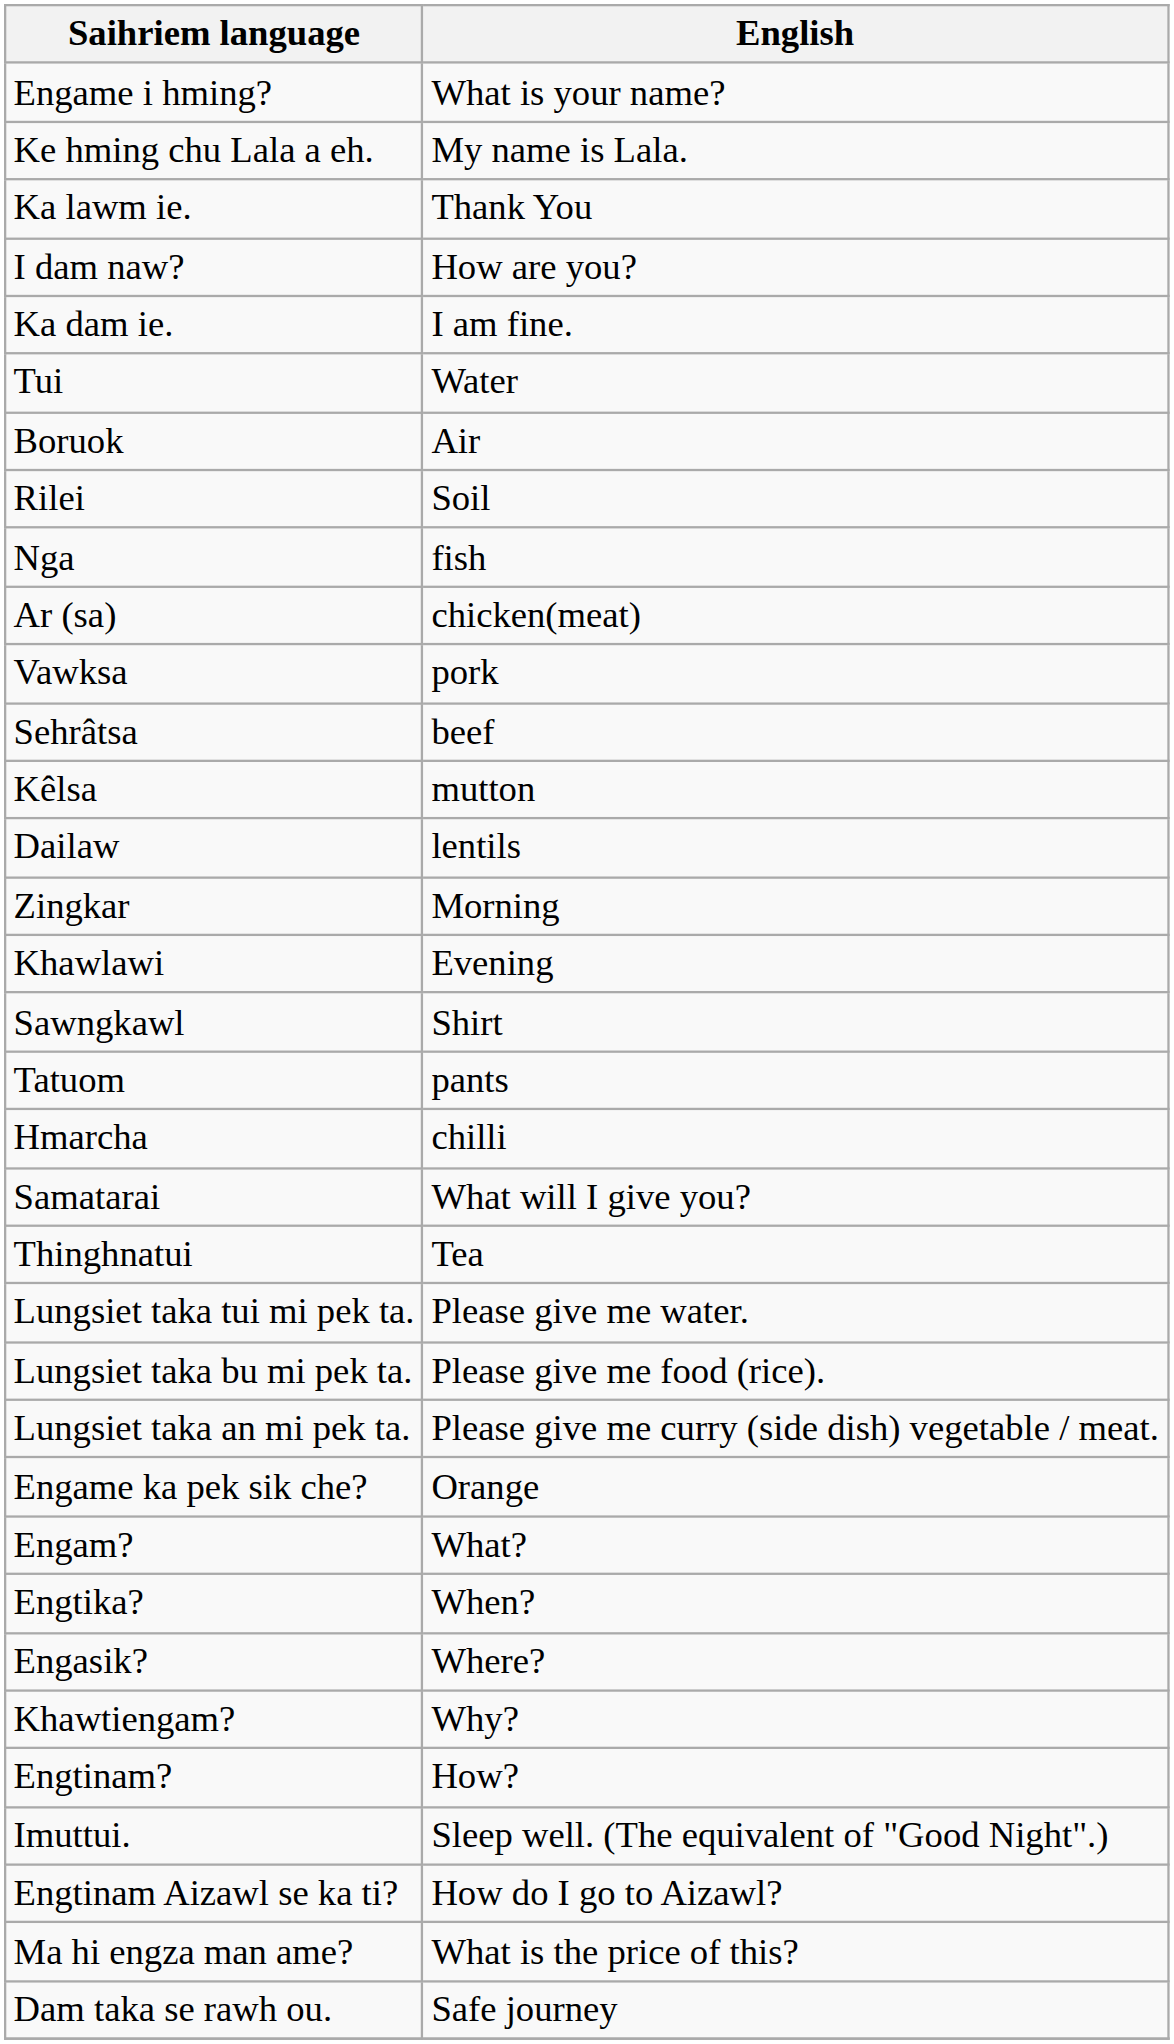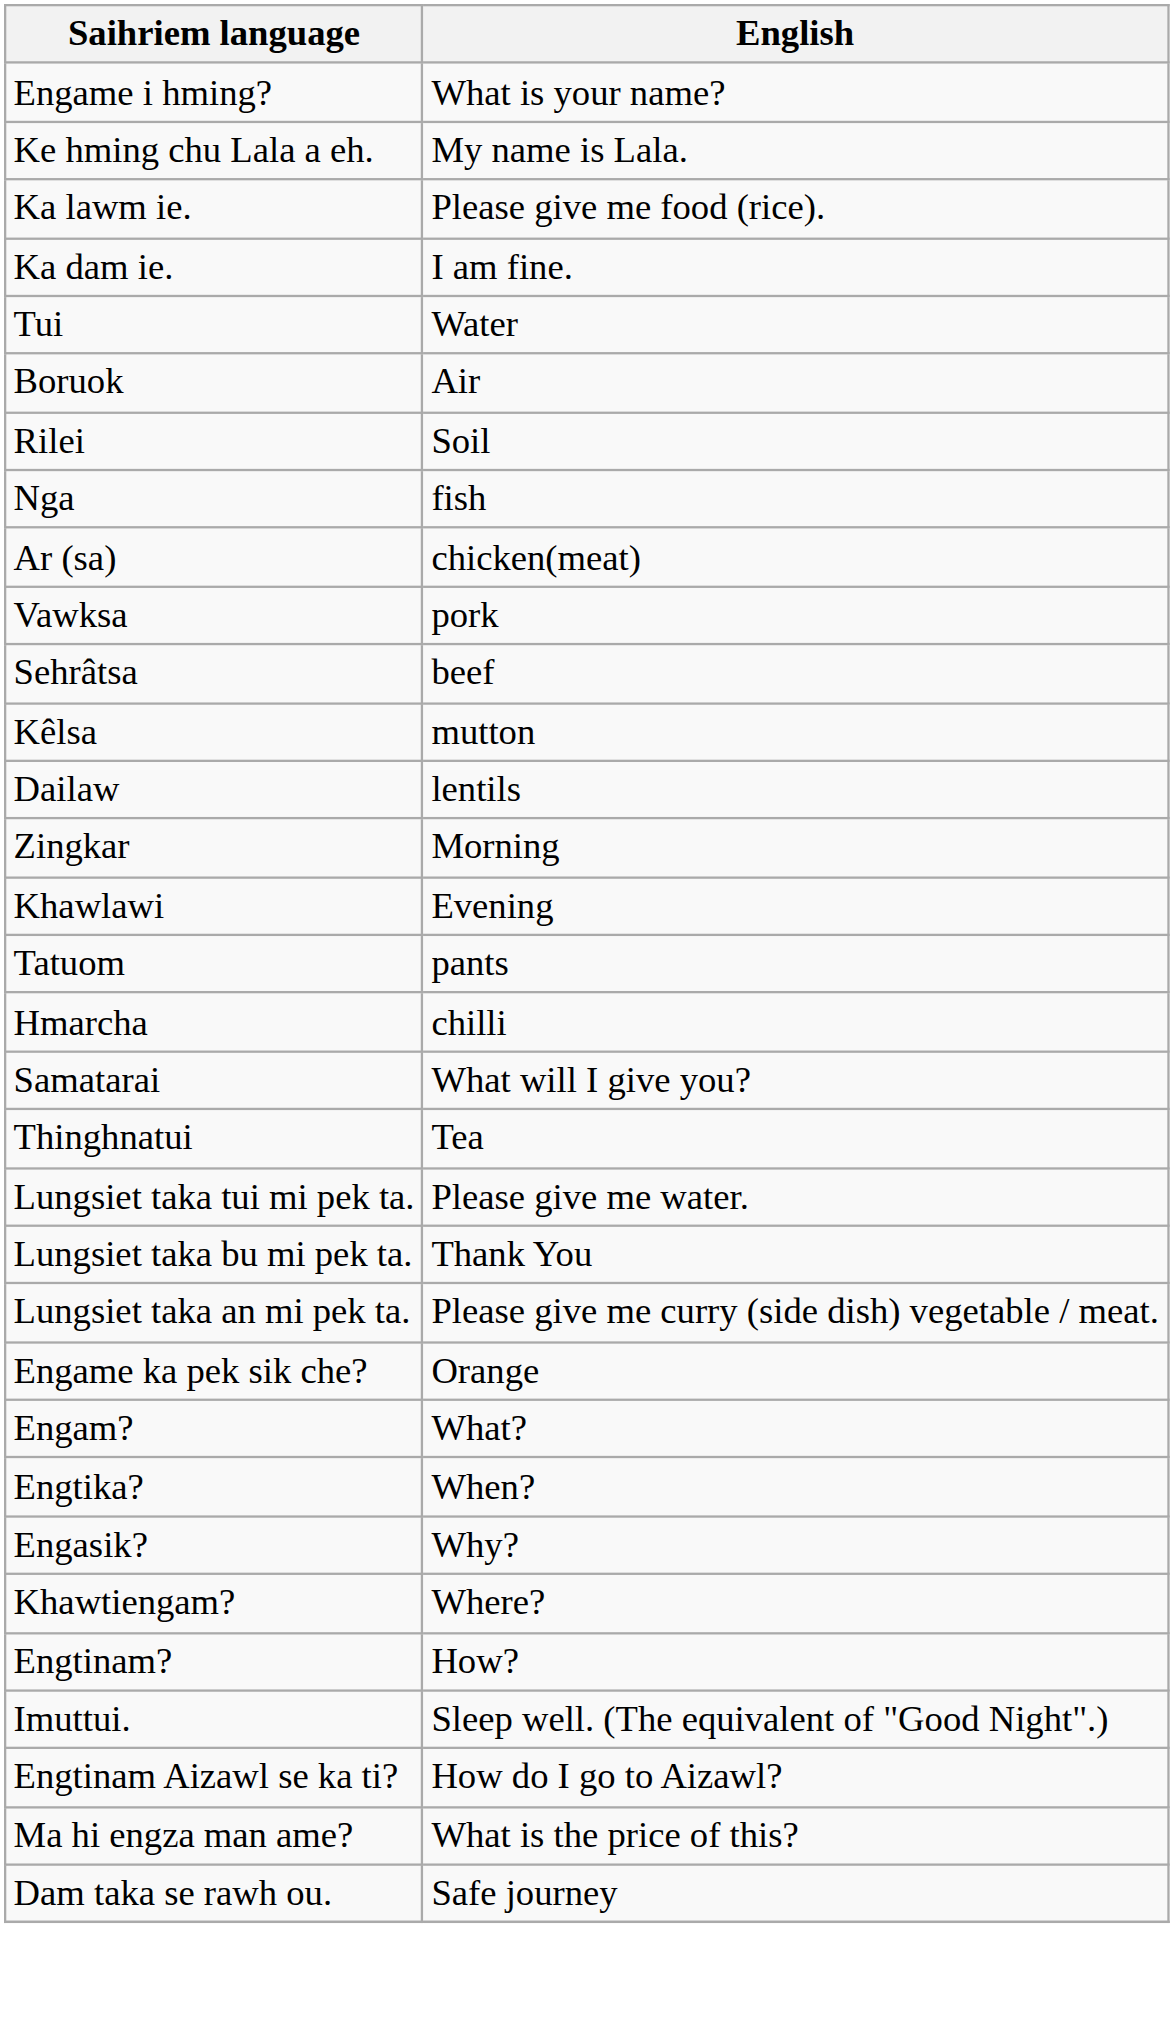(512, 207) Thank You -> (628, 207) Please give me food (rice).
- row: (99, 265)
- row: (99, 1021)
(628, 1370) Please give me food (rice). -> (512, 1253) Thank You
(488, 1660) Where? -> (475, 1544) Why?
(475, 1718) Why? -> (488, 1602) Where?
